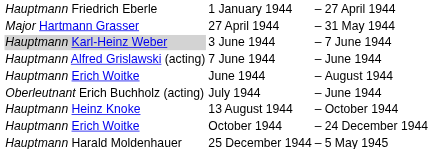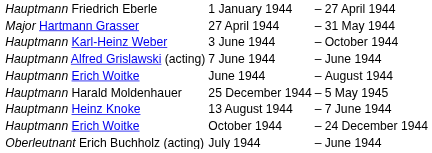(86, 42) lightgrey background -> (86, 42) no background
(358, 42) 7 June 1944 -> (361, 42) October 1944
rows swapped: (234, 92) <-> (260, 142)
(361, 109) October 1944 -> (358, 109) 7 June 1944
